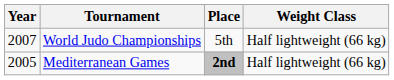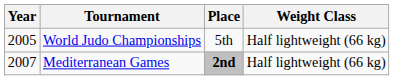(22, 40) 2007 -> (22, 40) 2005
(22, 63) 2005 -> (22, 63) 2007
